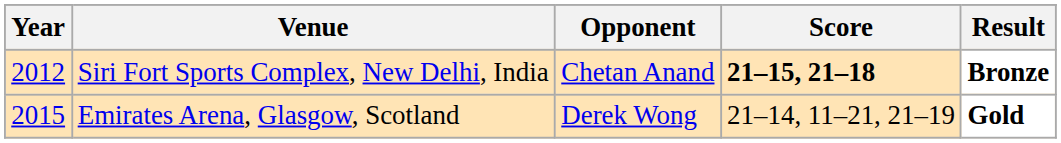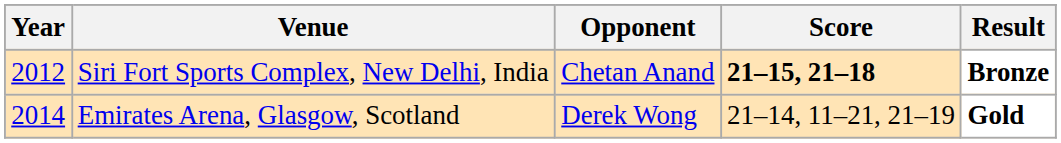(38, 115) 2015 -> (38, 115) 2014
